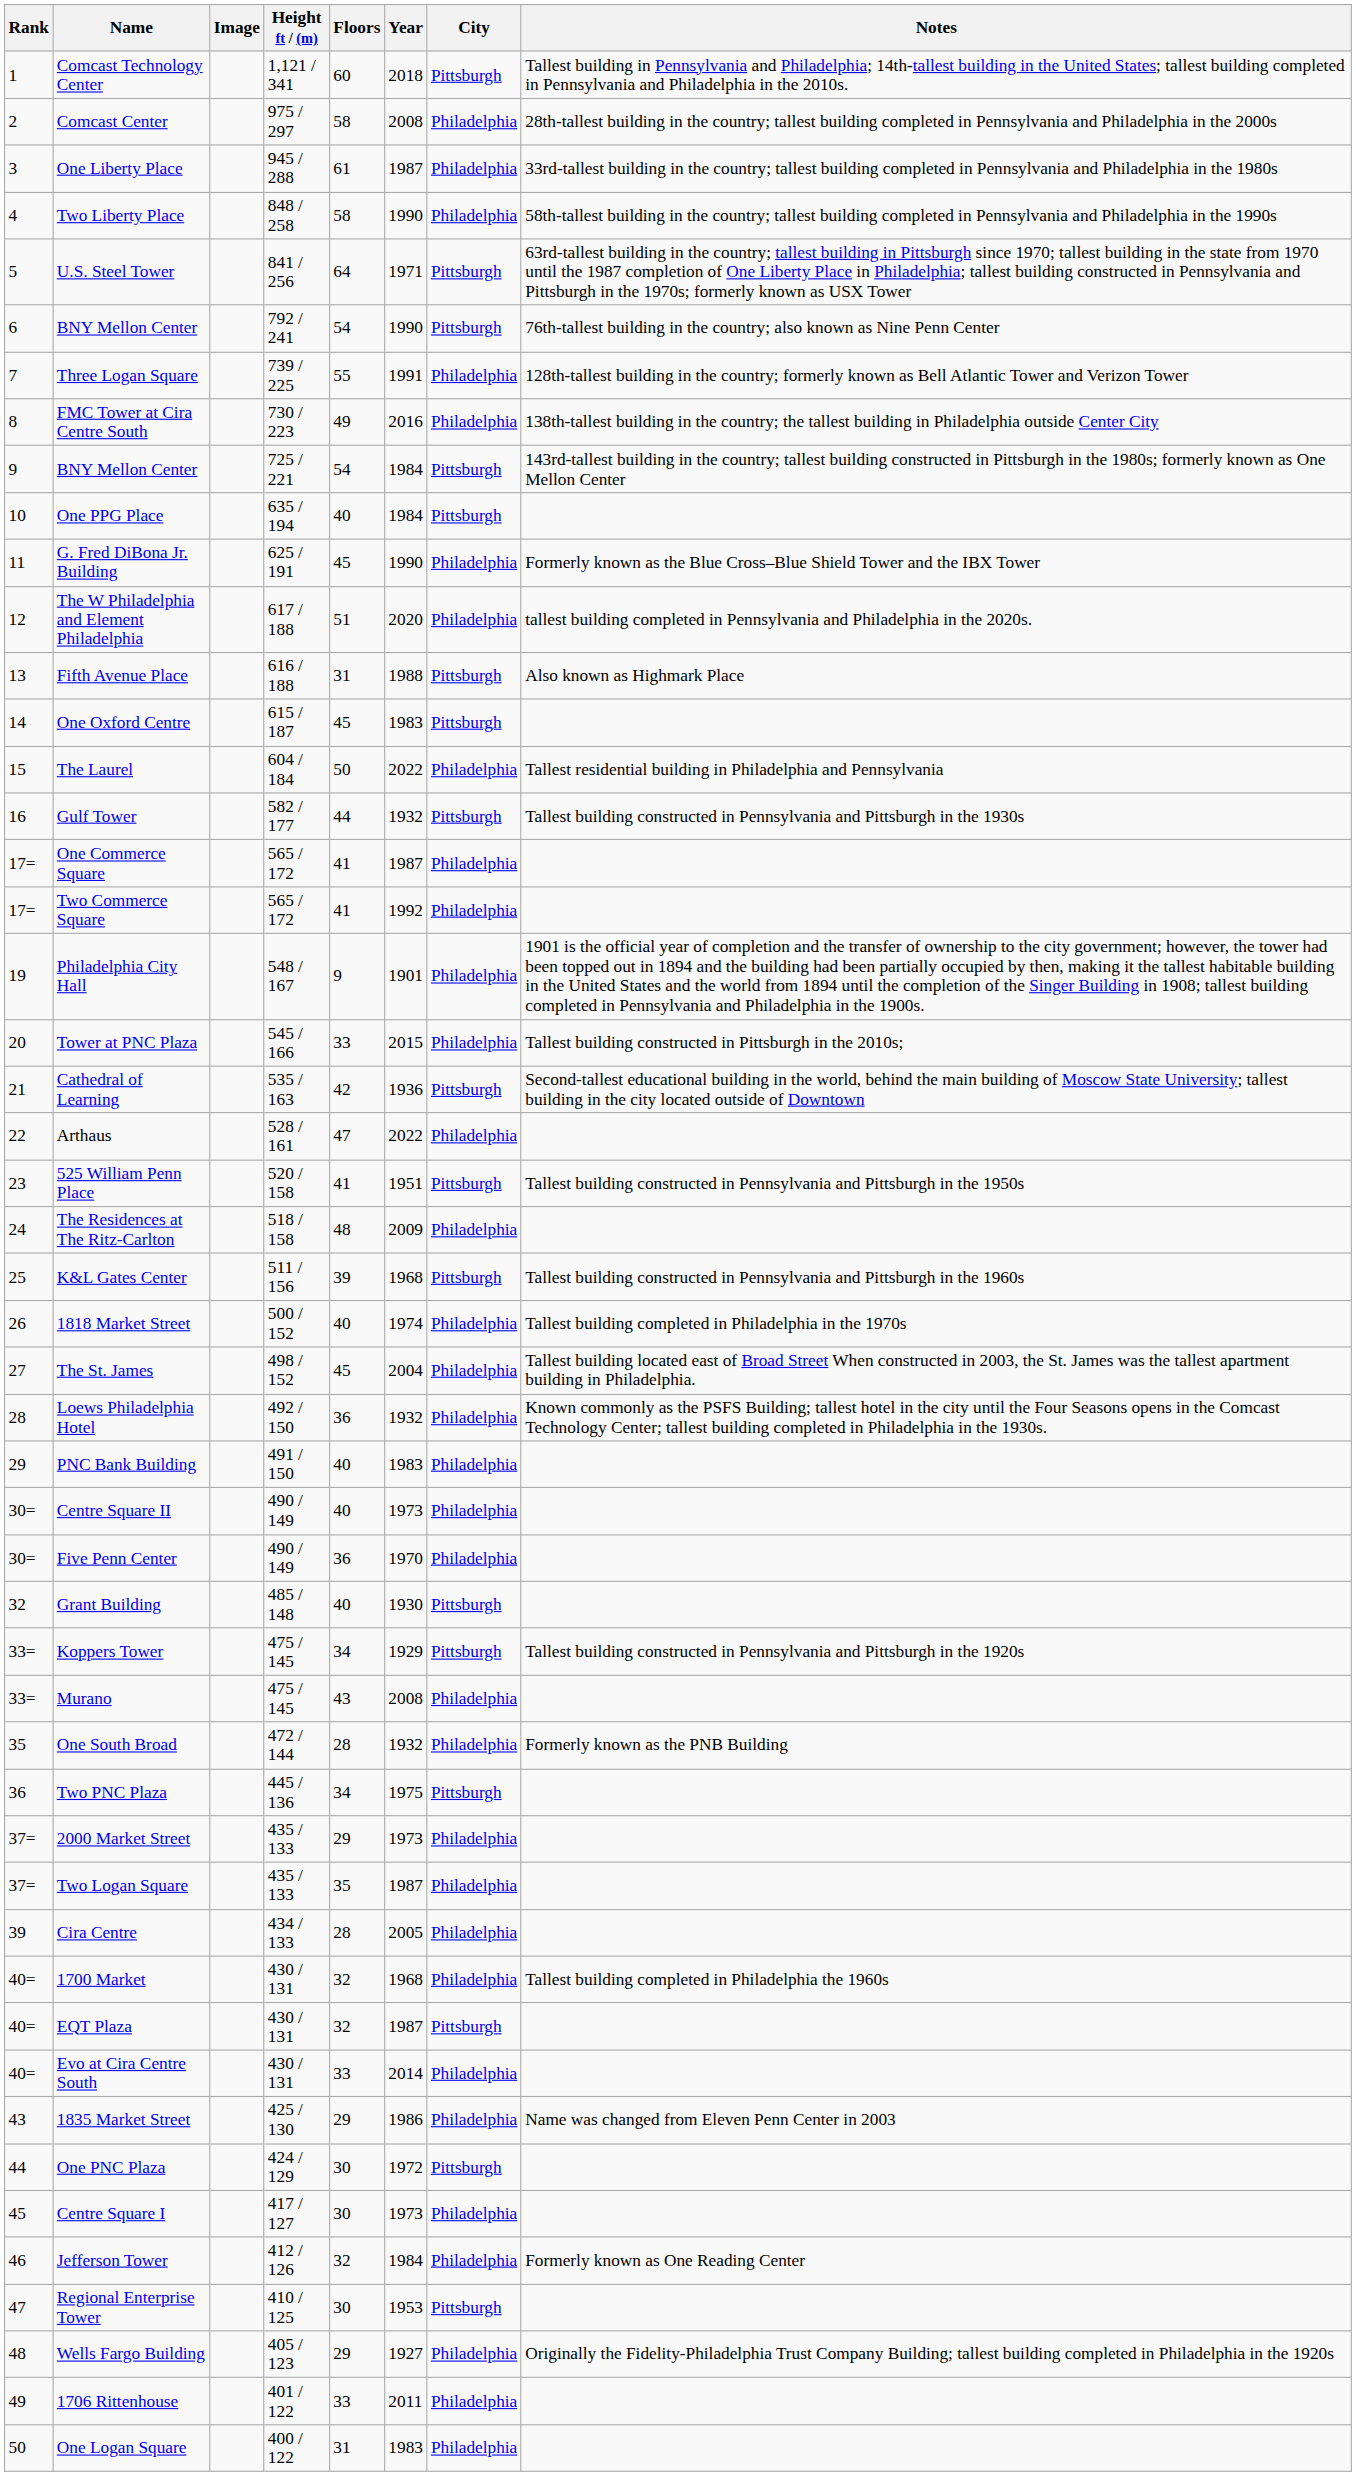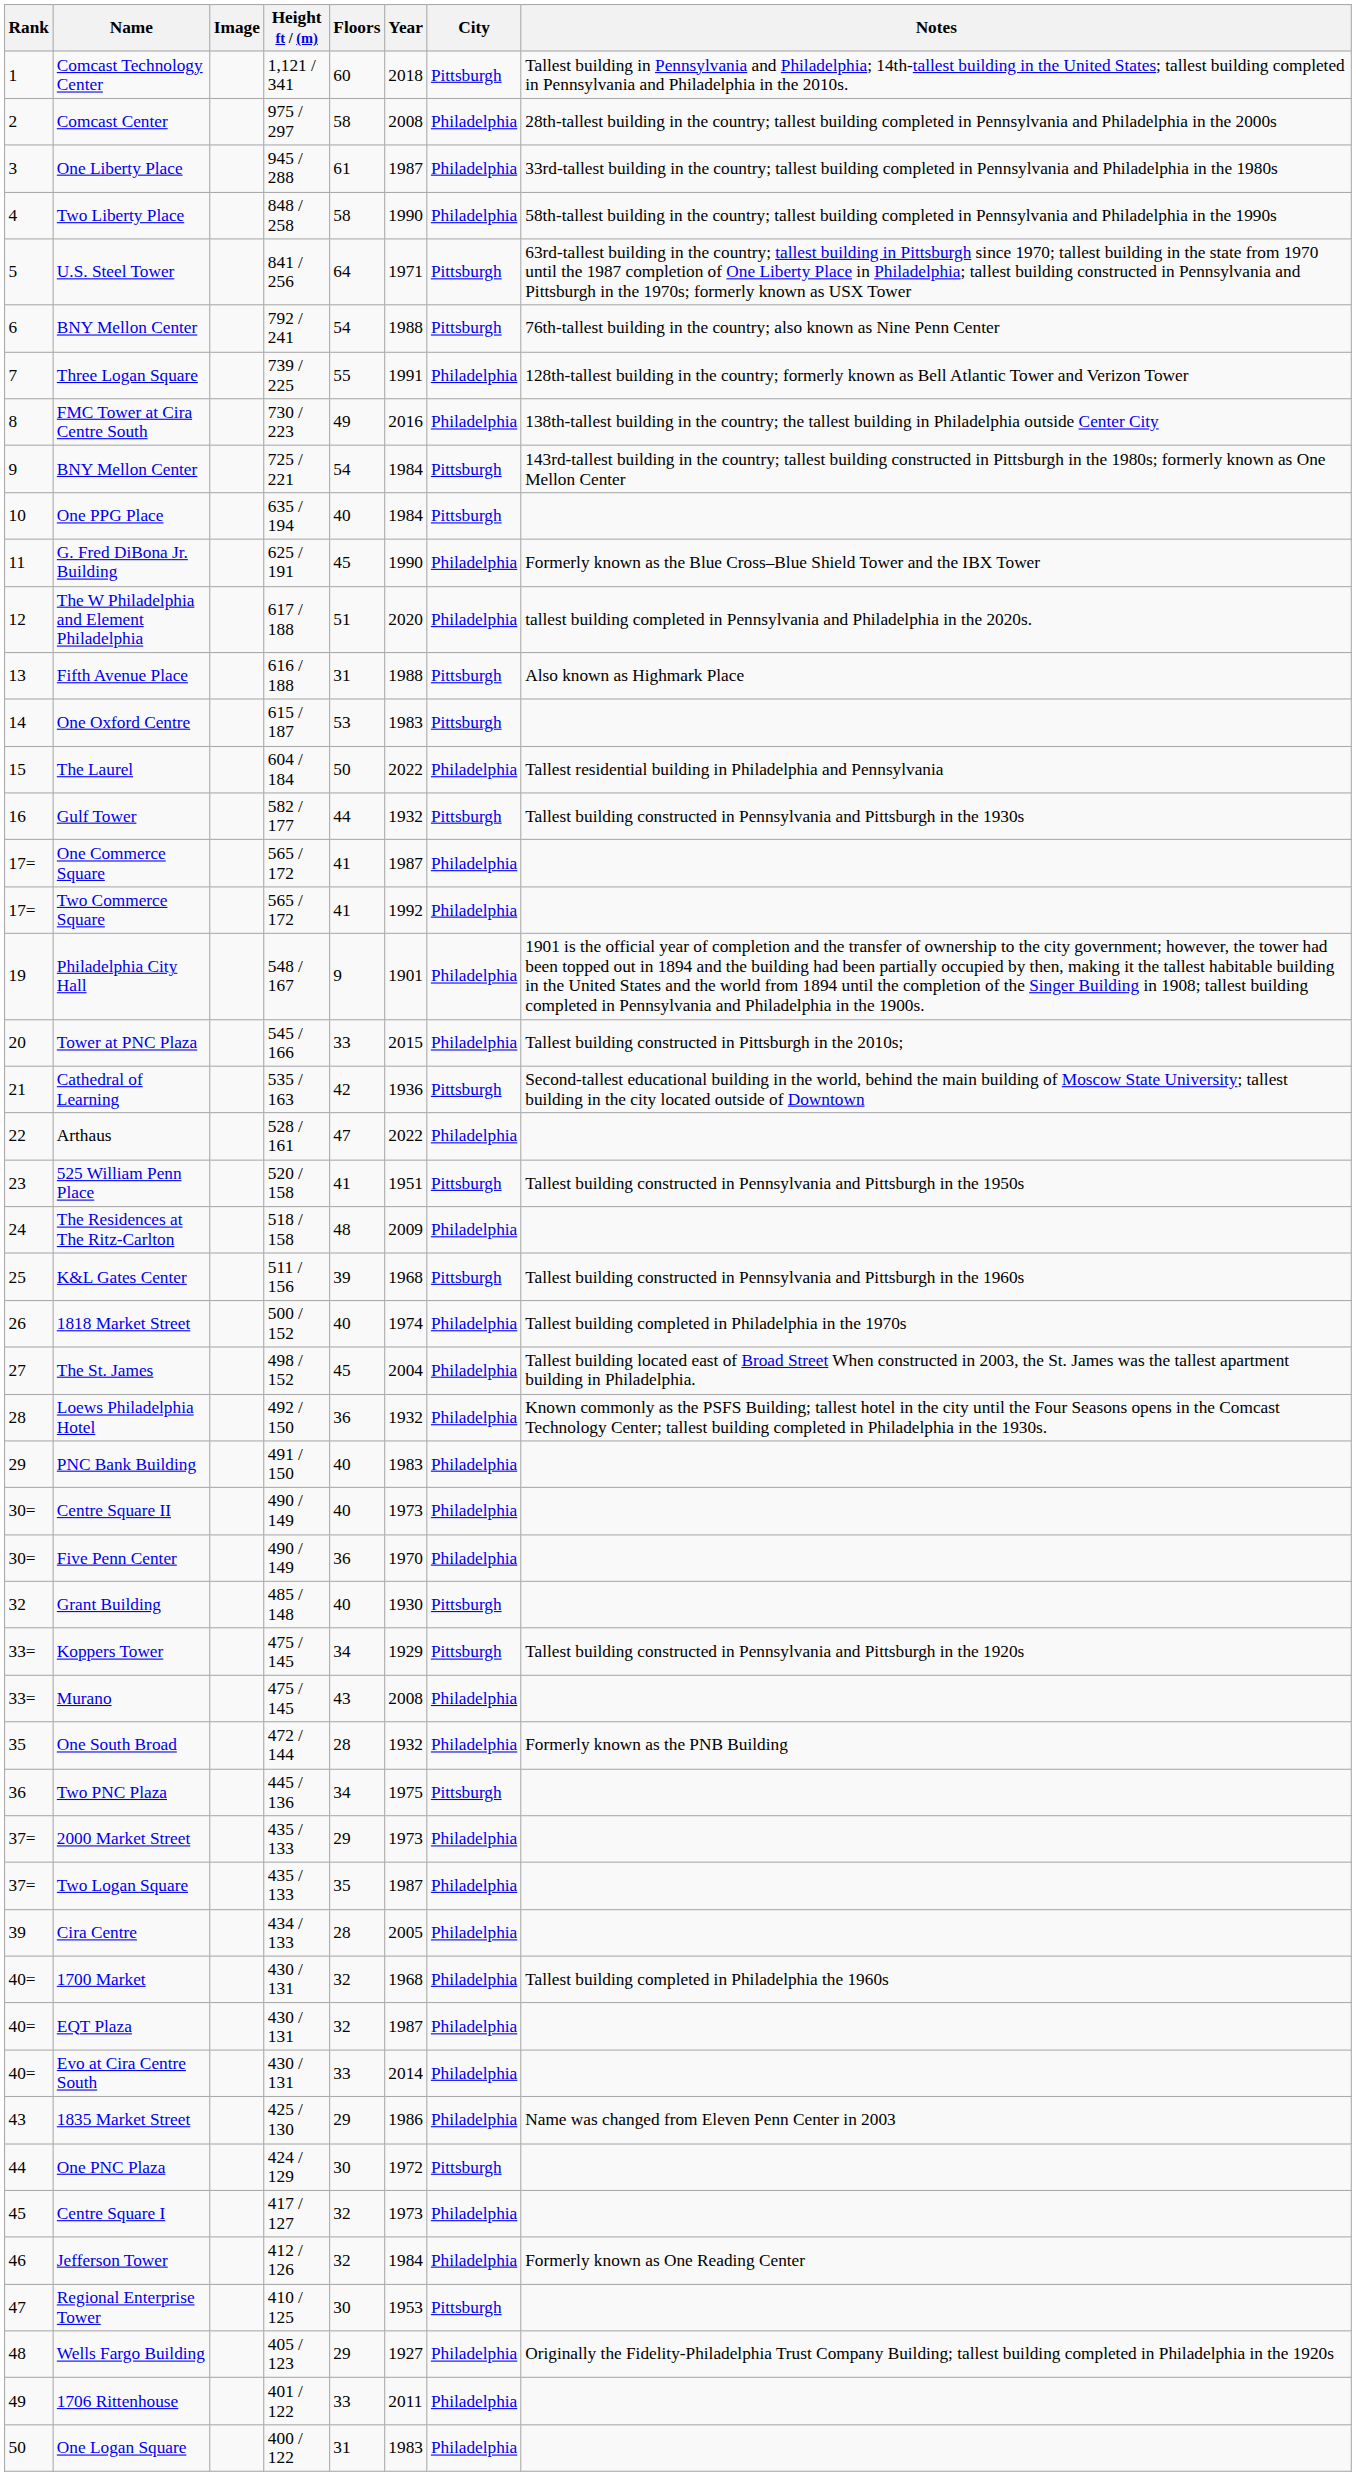(406, 328) 1990 -> (406, 328) 1988
(342, 722) 45 -> (342, 722) 53
(466, 2026) Pittsburgh -> (474, 2026) Philadelphia
(342, 2213) 30 -> (342, 2213) 32
